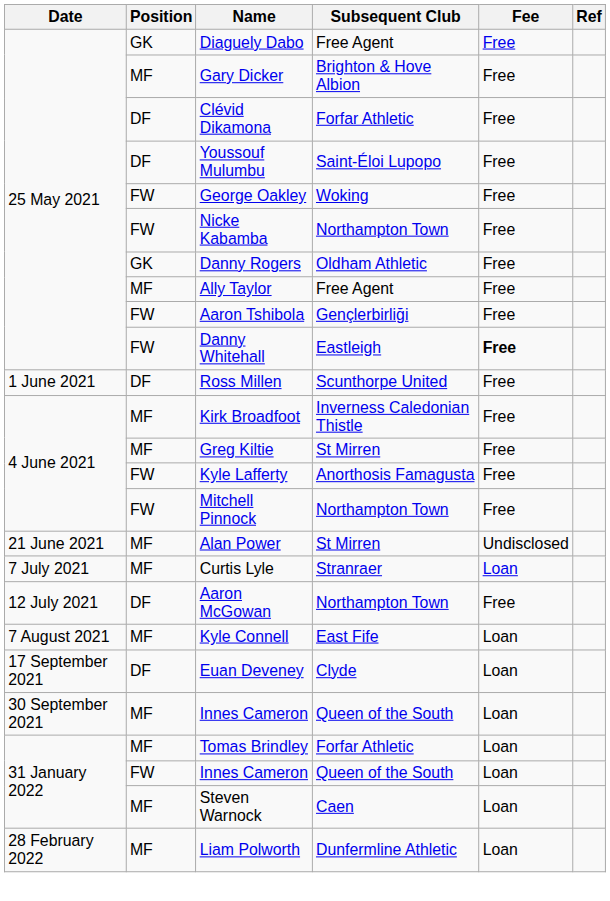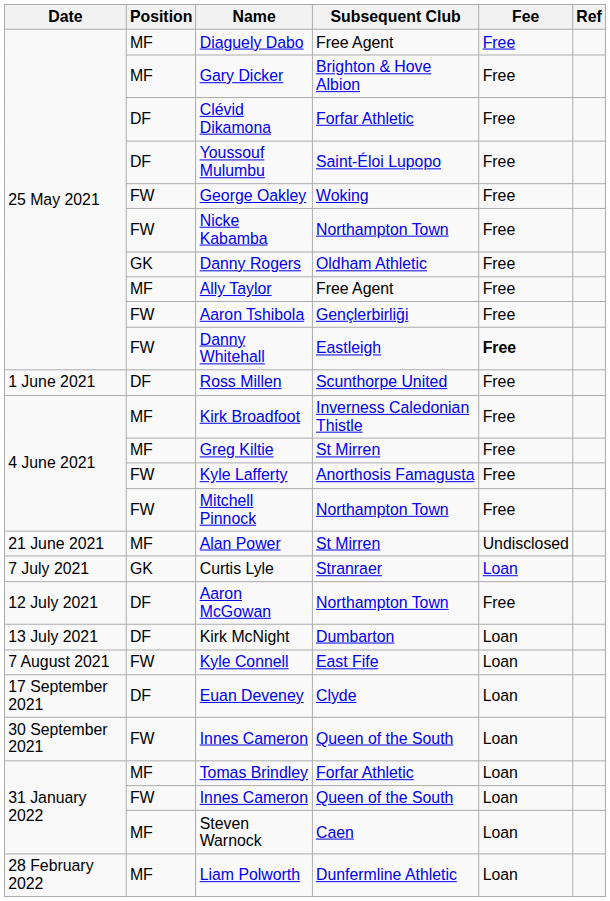(141, 42) GK -> (141, 42) MF
(141, 568) MF -> (141, 568) GK
+ row: (53, 636)
(141, 636) MF -> (142, 662) FW
(141, 713) MF -> (142, 739) FW
